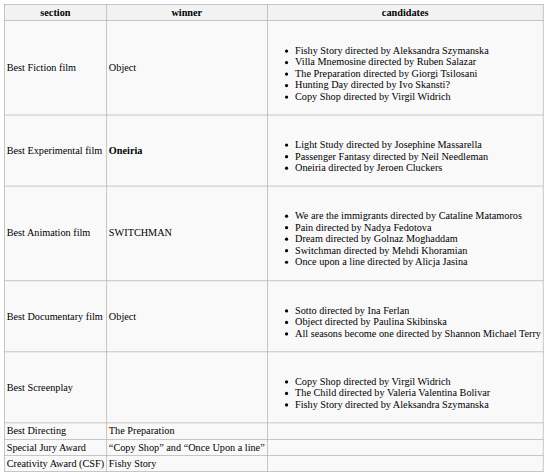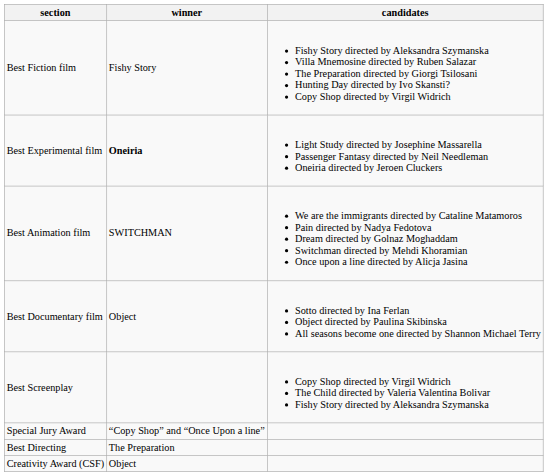(123, 67) Object -> (133, 67) Fishy Story
rows swapped: (36, 431) <-> (46, 447)
(133, 463) Fishy Story -> (123, 463) Object
